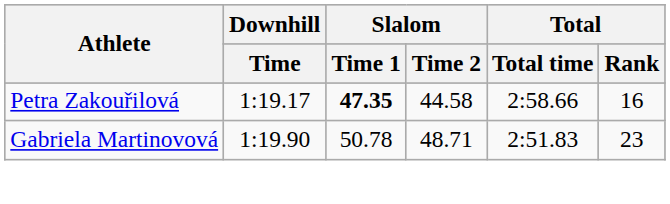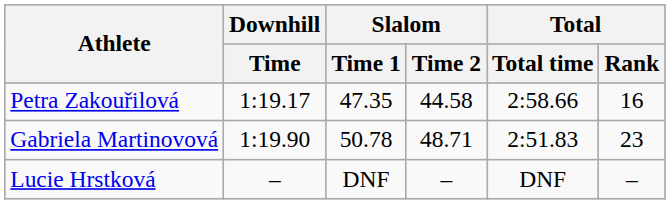(366, 101) bold -> (366, 101) normal
+ row: (83, 179)
